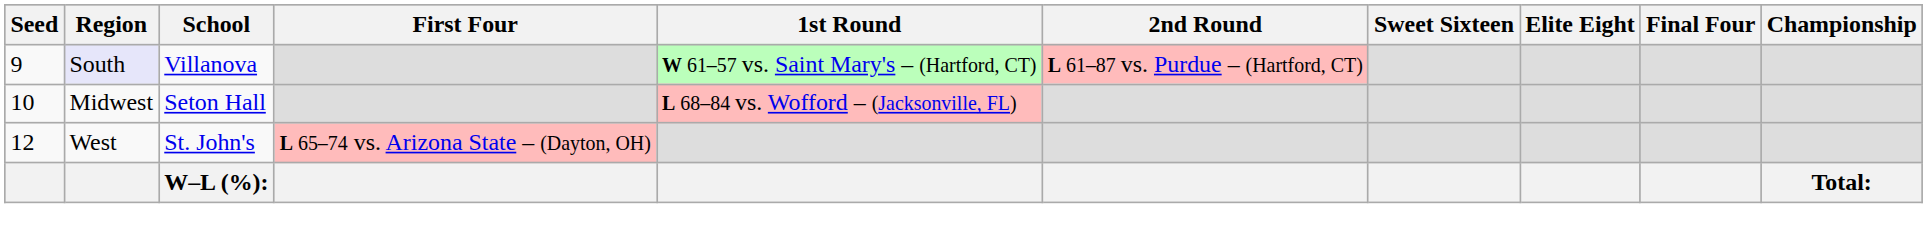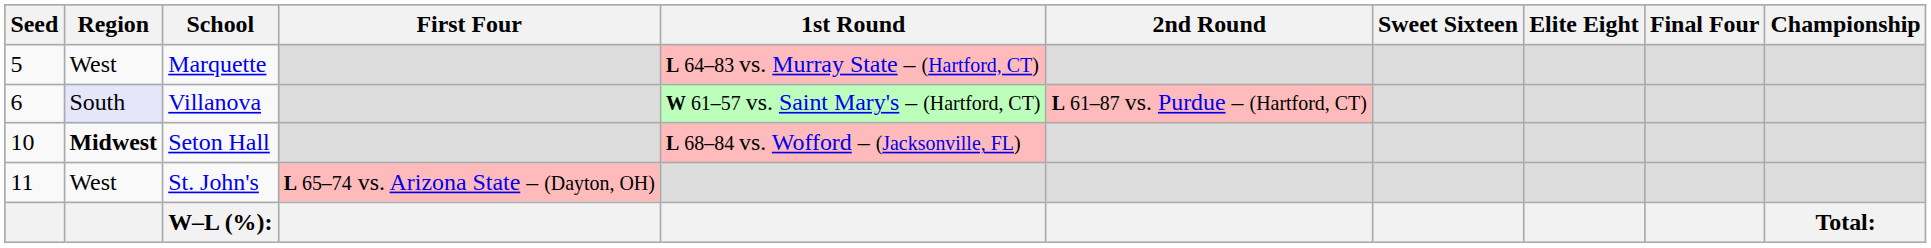+ row: (217, 64)
(16, 64) 9 -> (16, 103) 6
(111, 103) normal -> (113, 142) bold
(22, 142) 12 -> (22, 182) 11
